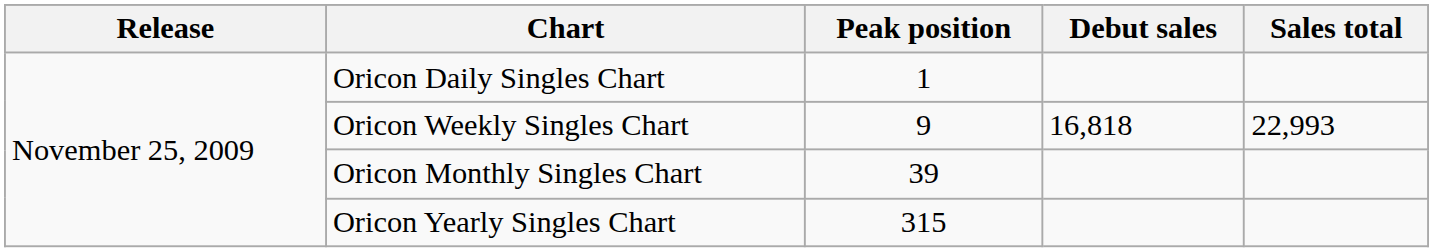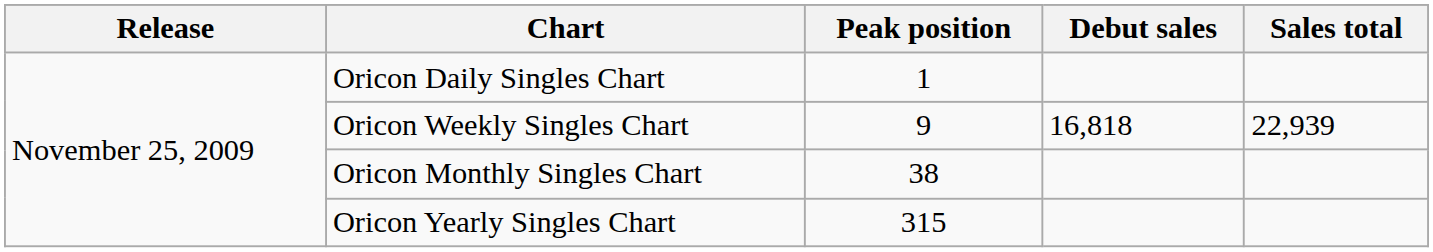(1293, 125) 22,993 -> (1293, 125) 22,939
(924, 173) 39 -> (924, 173) 38
